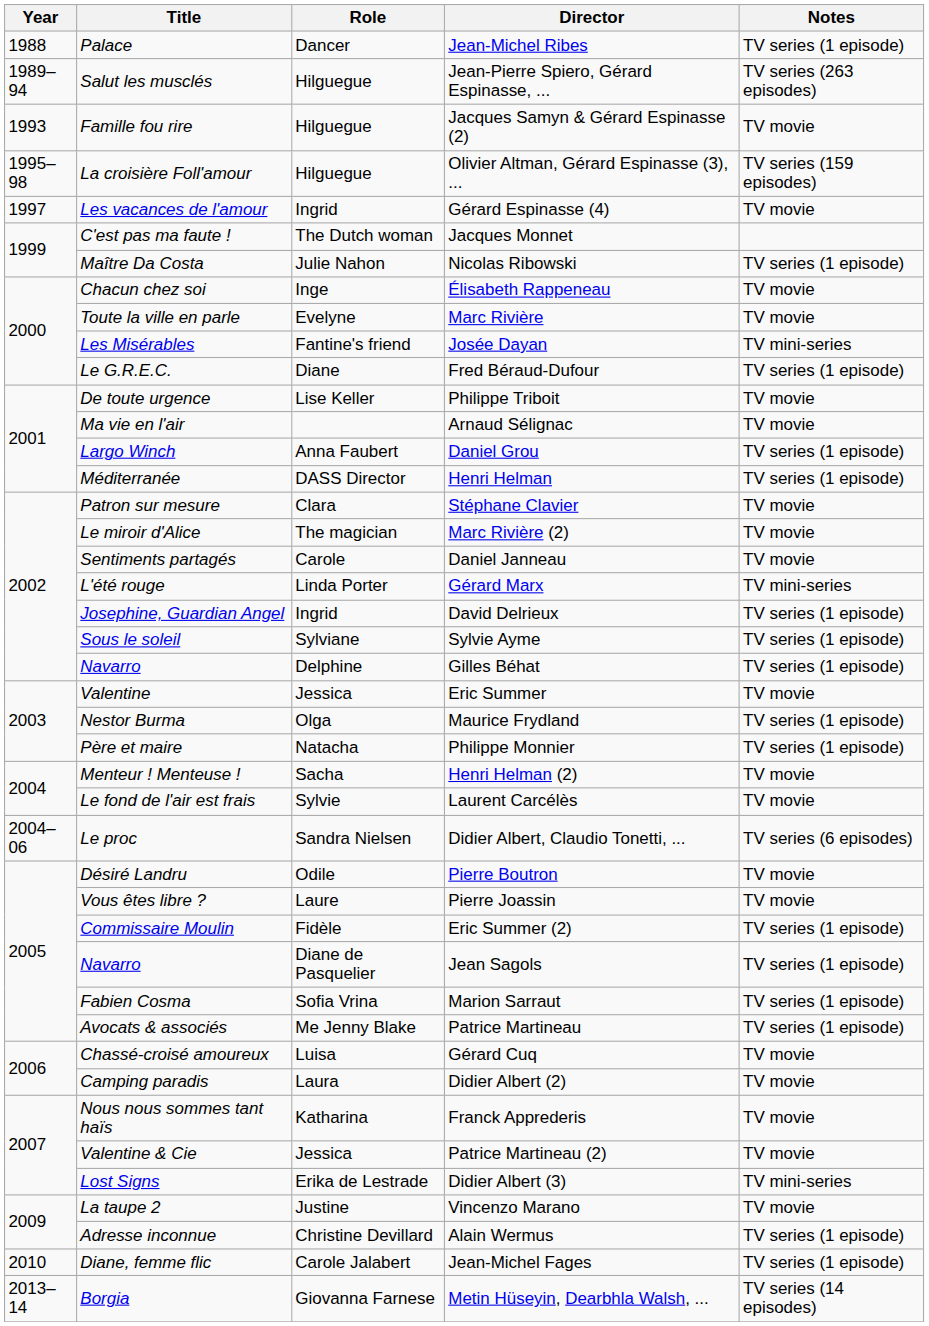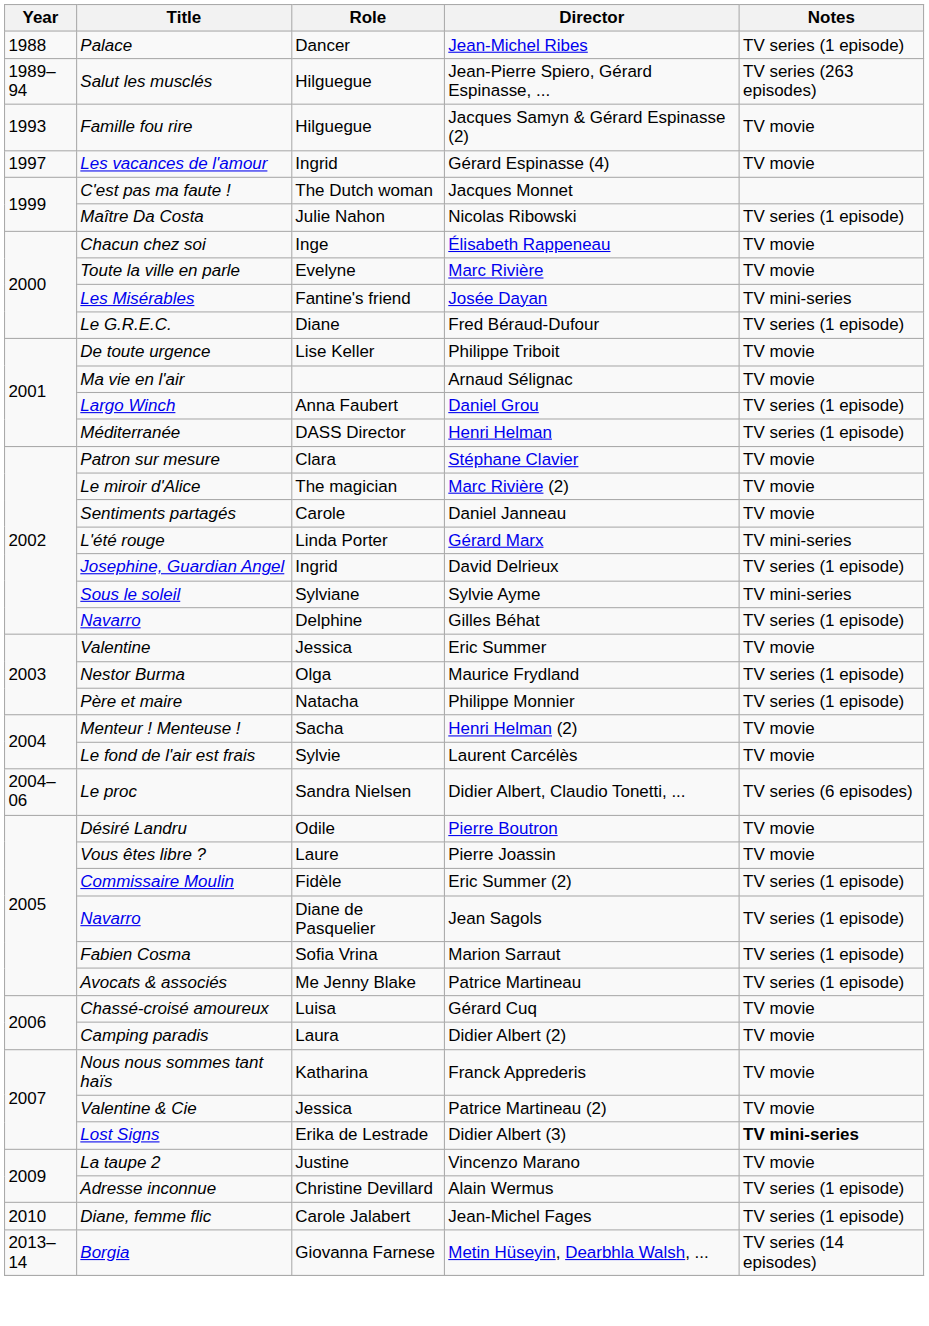- row: (588, 173)
(824, 640) TV series (1 episode) -> (797, 594) TV mini-series
(797, 1181) normal -> (801, 1135) bold
